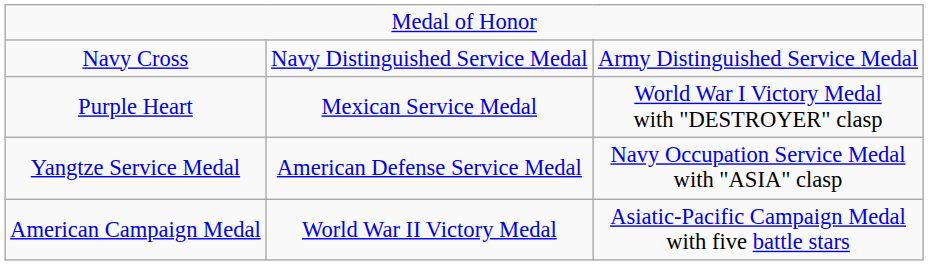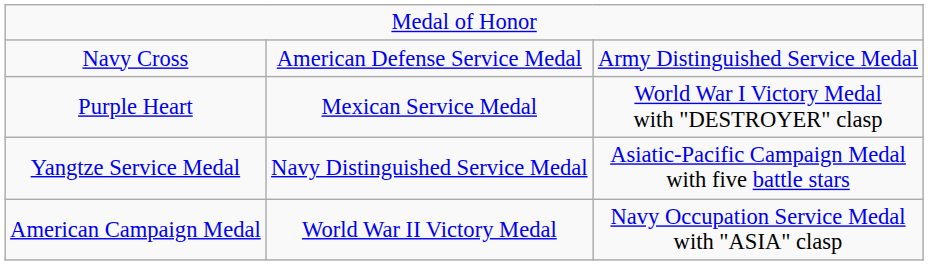(429, 58) Navy Distinguished Service Medal -> (429, 58) American Defense Service Medal
(429, 167) American Defense Service Medal -> (429, 167) Navy Distinguished Service Medal
(758, 167) Navy Occupation Service Medal with "ASIA" clasp -> (758, 167) Asiatic-Pacific Campaign Medal with five battle stars
(758, 228) Asiatic-Pacific Campaign Medal with five battle stars -> (758, 228) Navy Occupation Service Medal with "ASIA" clasp
